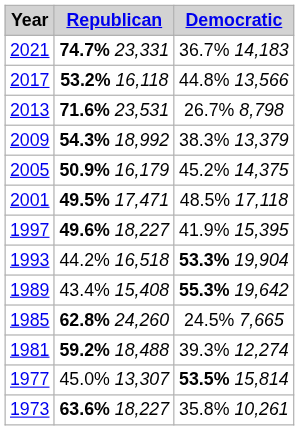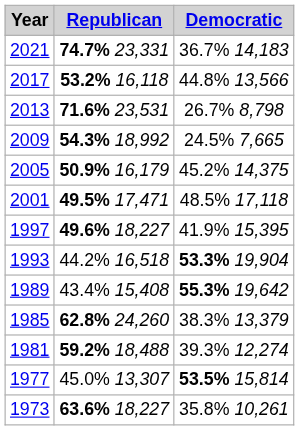(234, 140) 38.3% 13,379 -> (234, 140) 24.5% 7,665
(234, 319) 24.5% 7,665 -> (234, 319) 38.3% 13,379
